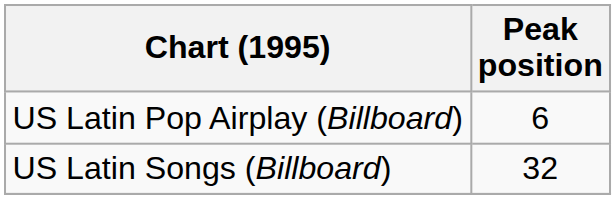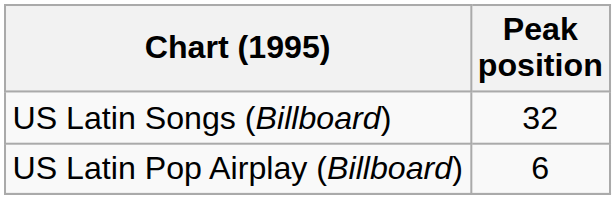rows swapped: (202, 168) <-> (238, 117)
